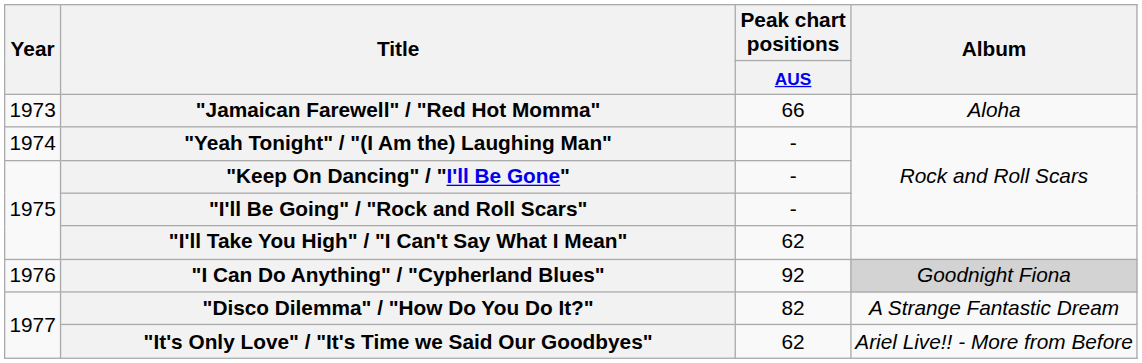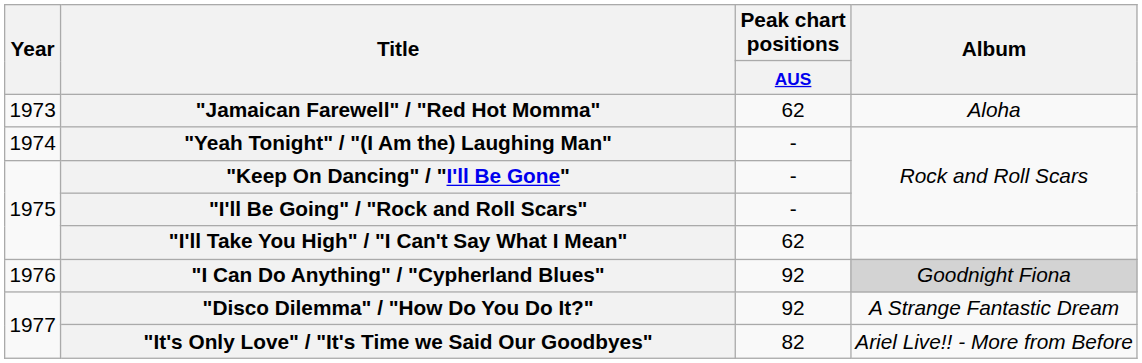(793, 110) 66 -> (793, 110) 62
(793, 308) 82 -> (793, 308) 92
(793, 341) 62 -> (793, 341) 82
